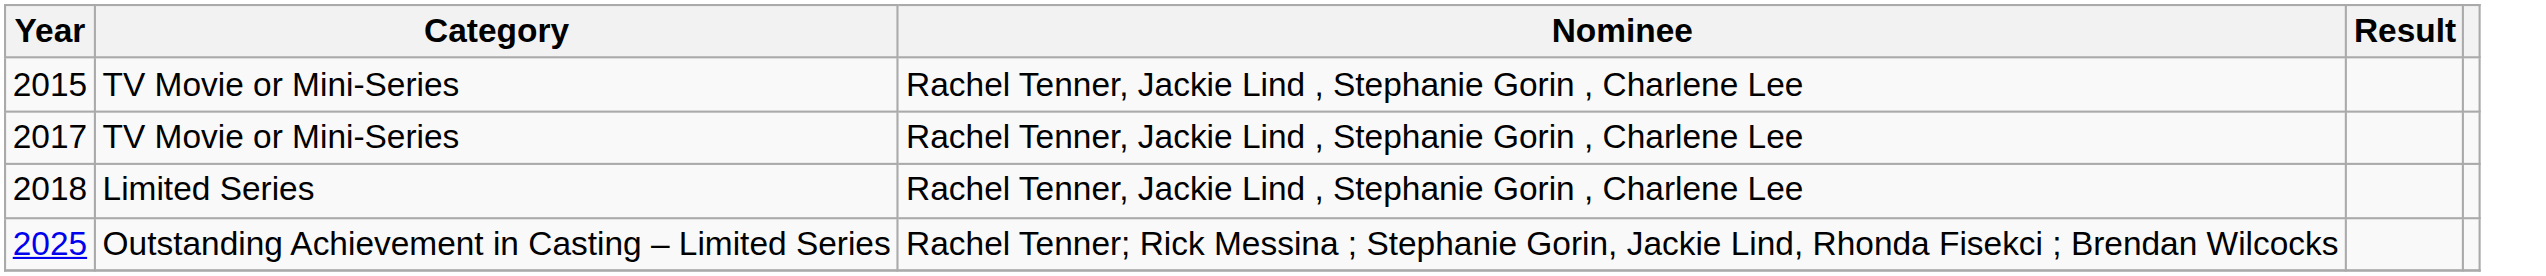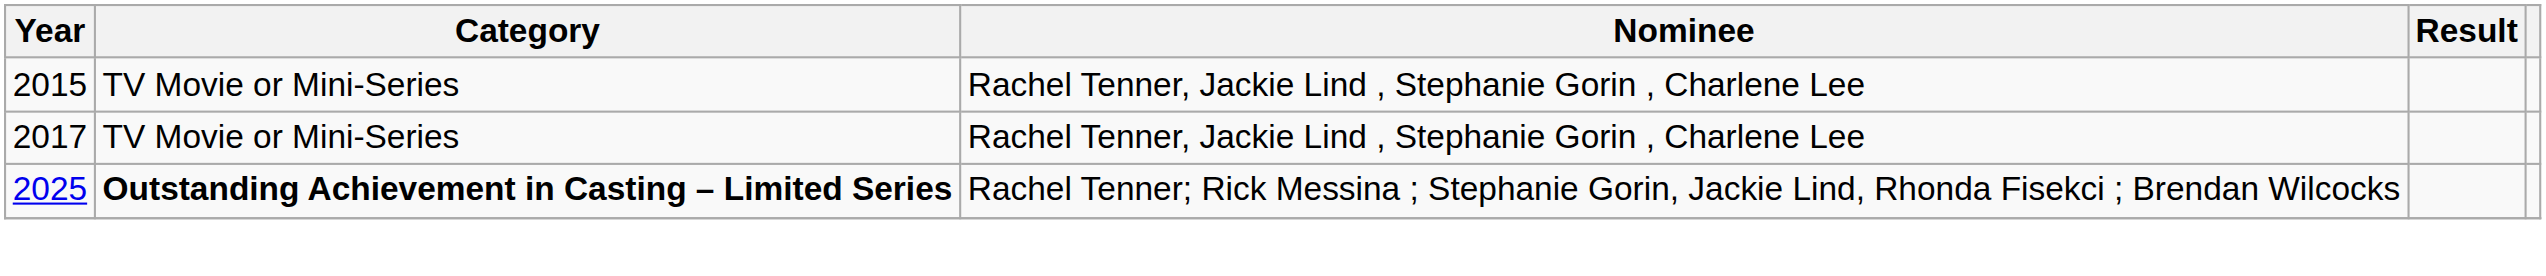- row: (50, 190)
(497, 243) normal -> (527, 190) bold
